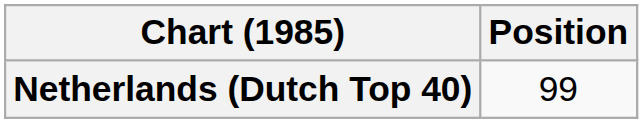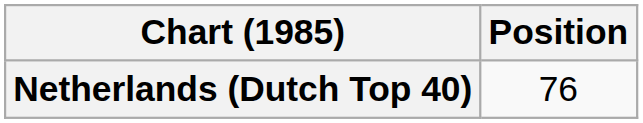(558, 88) 99 -> (558, 88) 76
